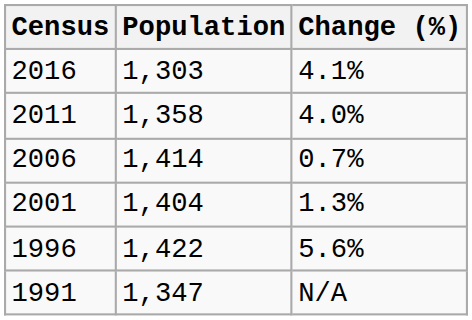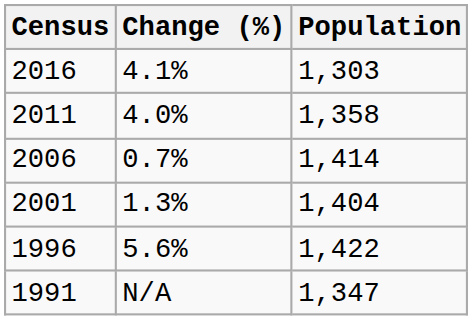columns swapped: (204, 27) <-> (380, 27)
